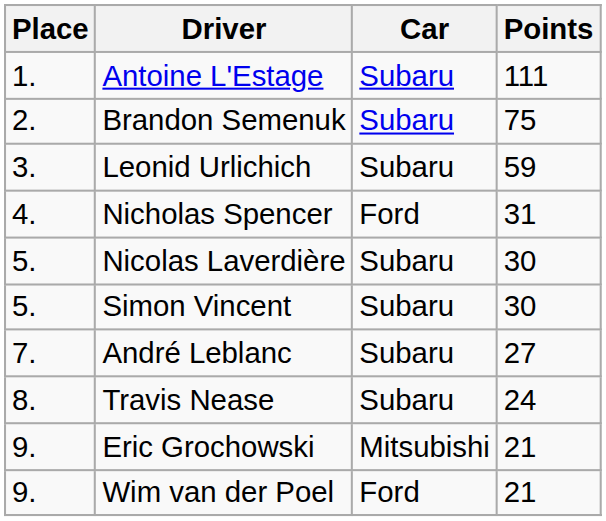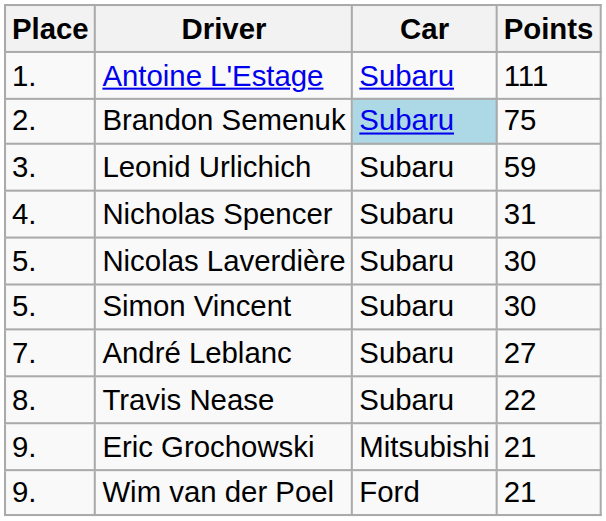(407, 121) no background -> (407, 121) lightblue background
(390, 214) Ford -> (407, 214) Subaru
(520, 400) 24 -> (520, 400) 22
